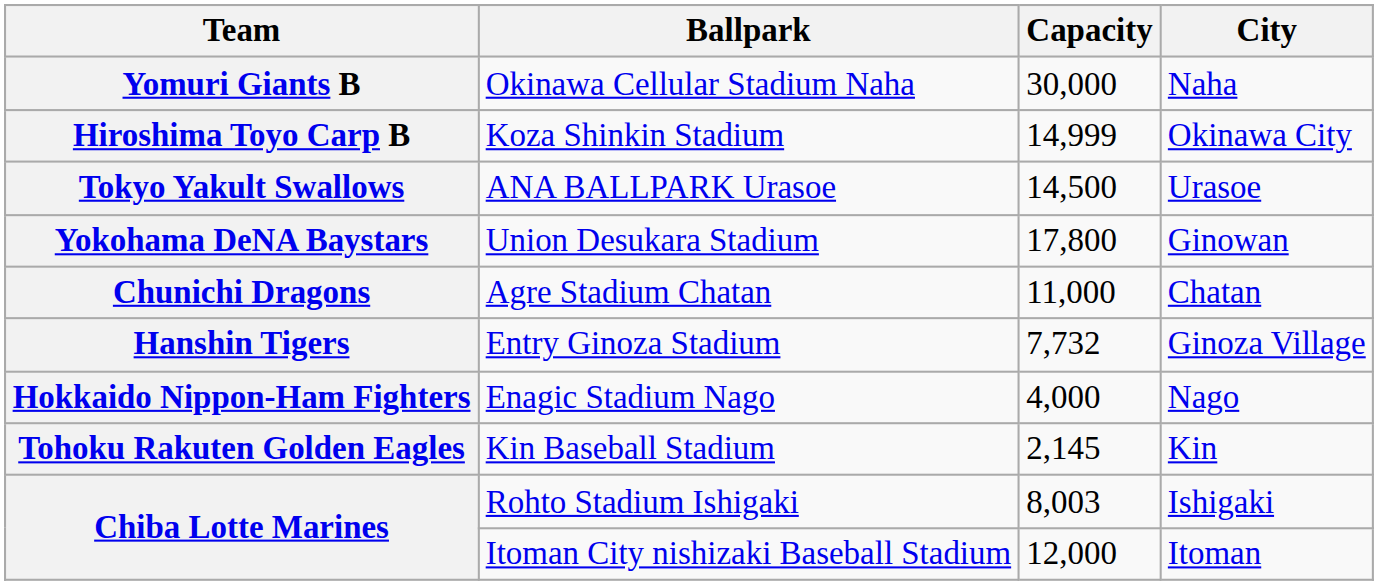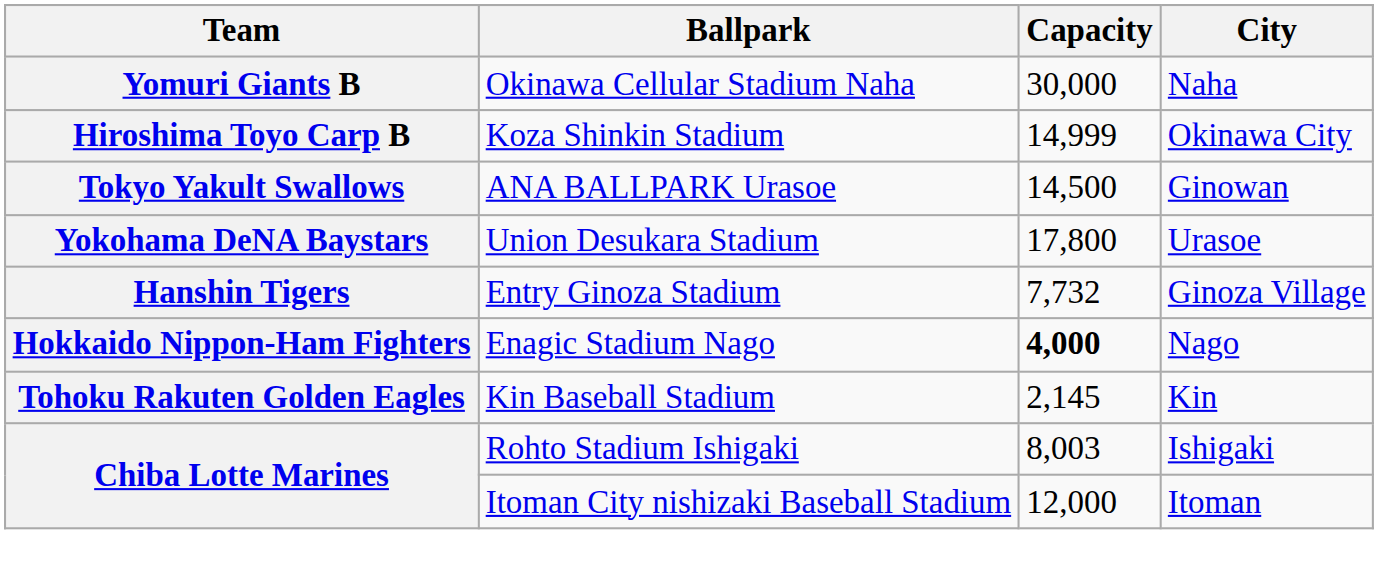(1215, 187) Urasoe -> (1228, 187) Ginowan
(1228, 239) Ginowan -> (1215, 239) Urasoe
- row: (242, 291)
(1063, 396) normal -> (1063, 344) bold
